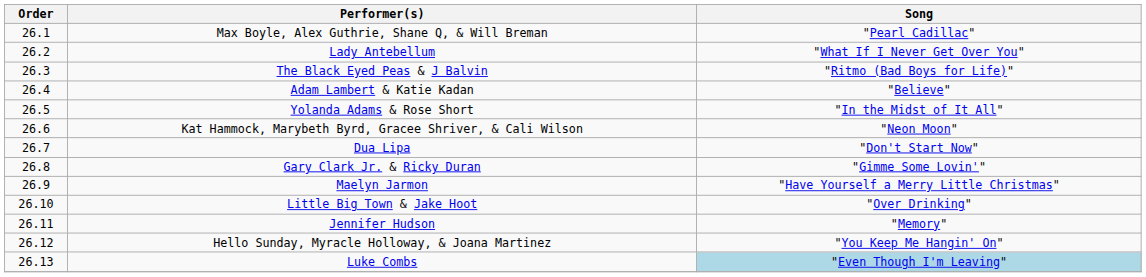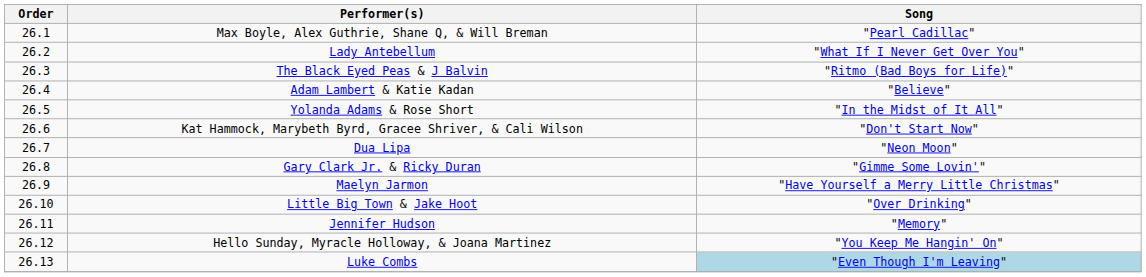(919, 128) "Neon Moon" -> (919, 128) "Don't Start Now"
(919, 147) "Don't Start Now" -> (919, 147) "Neon Moon"
